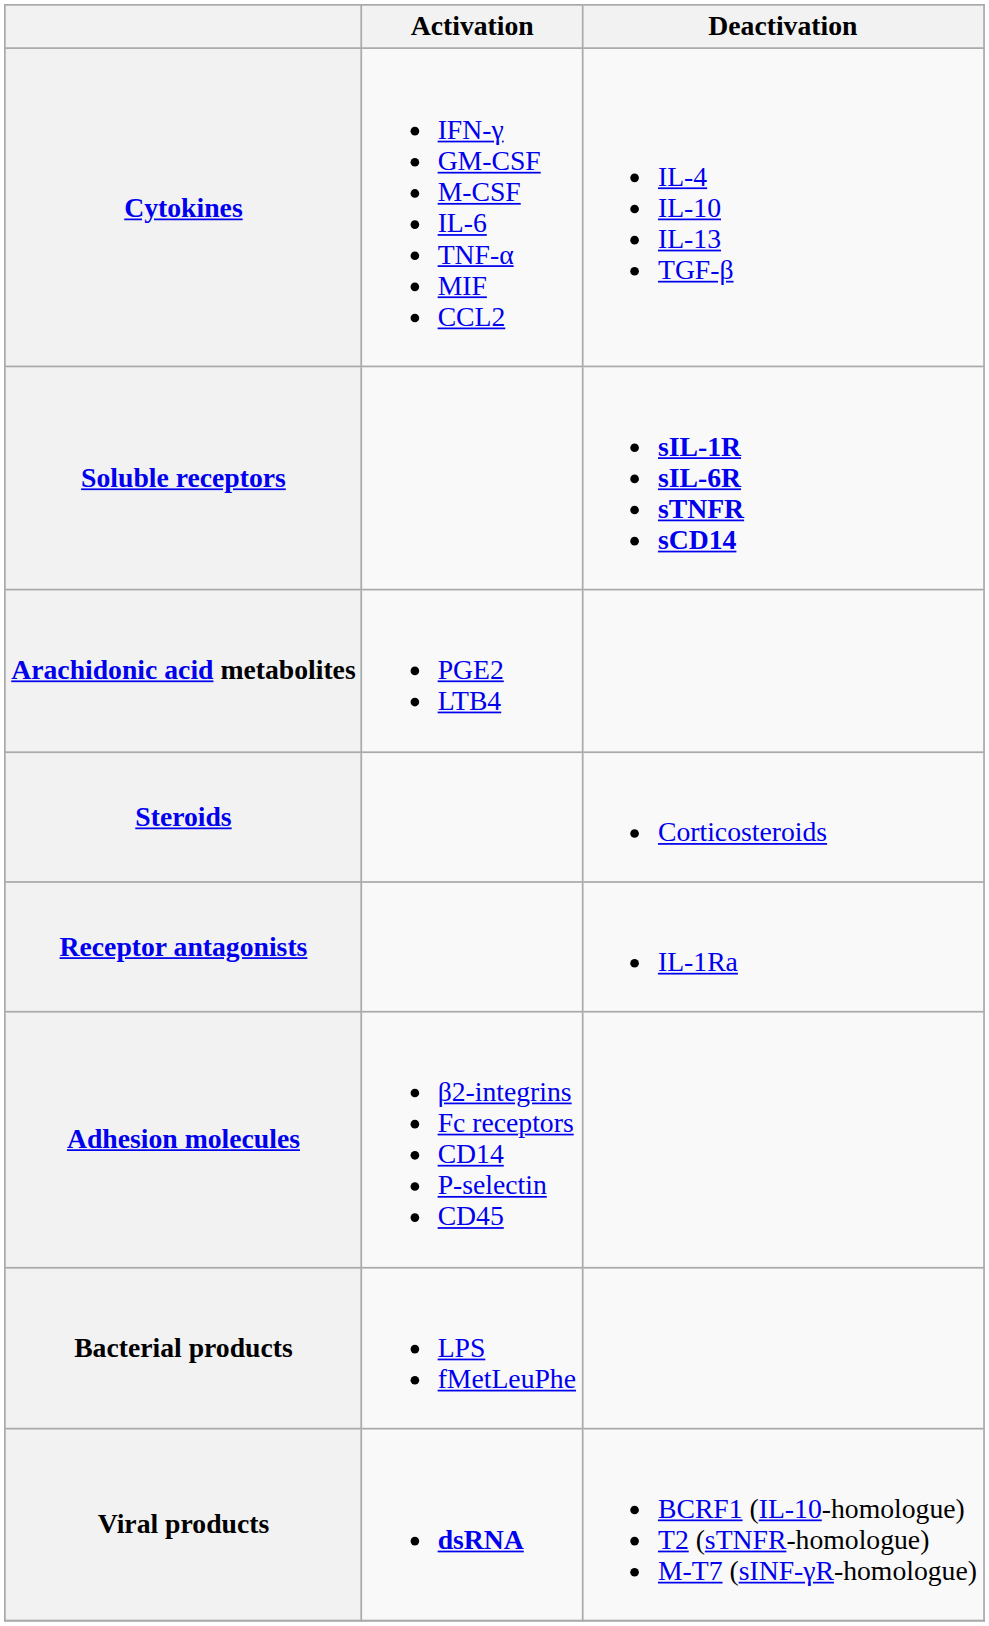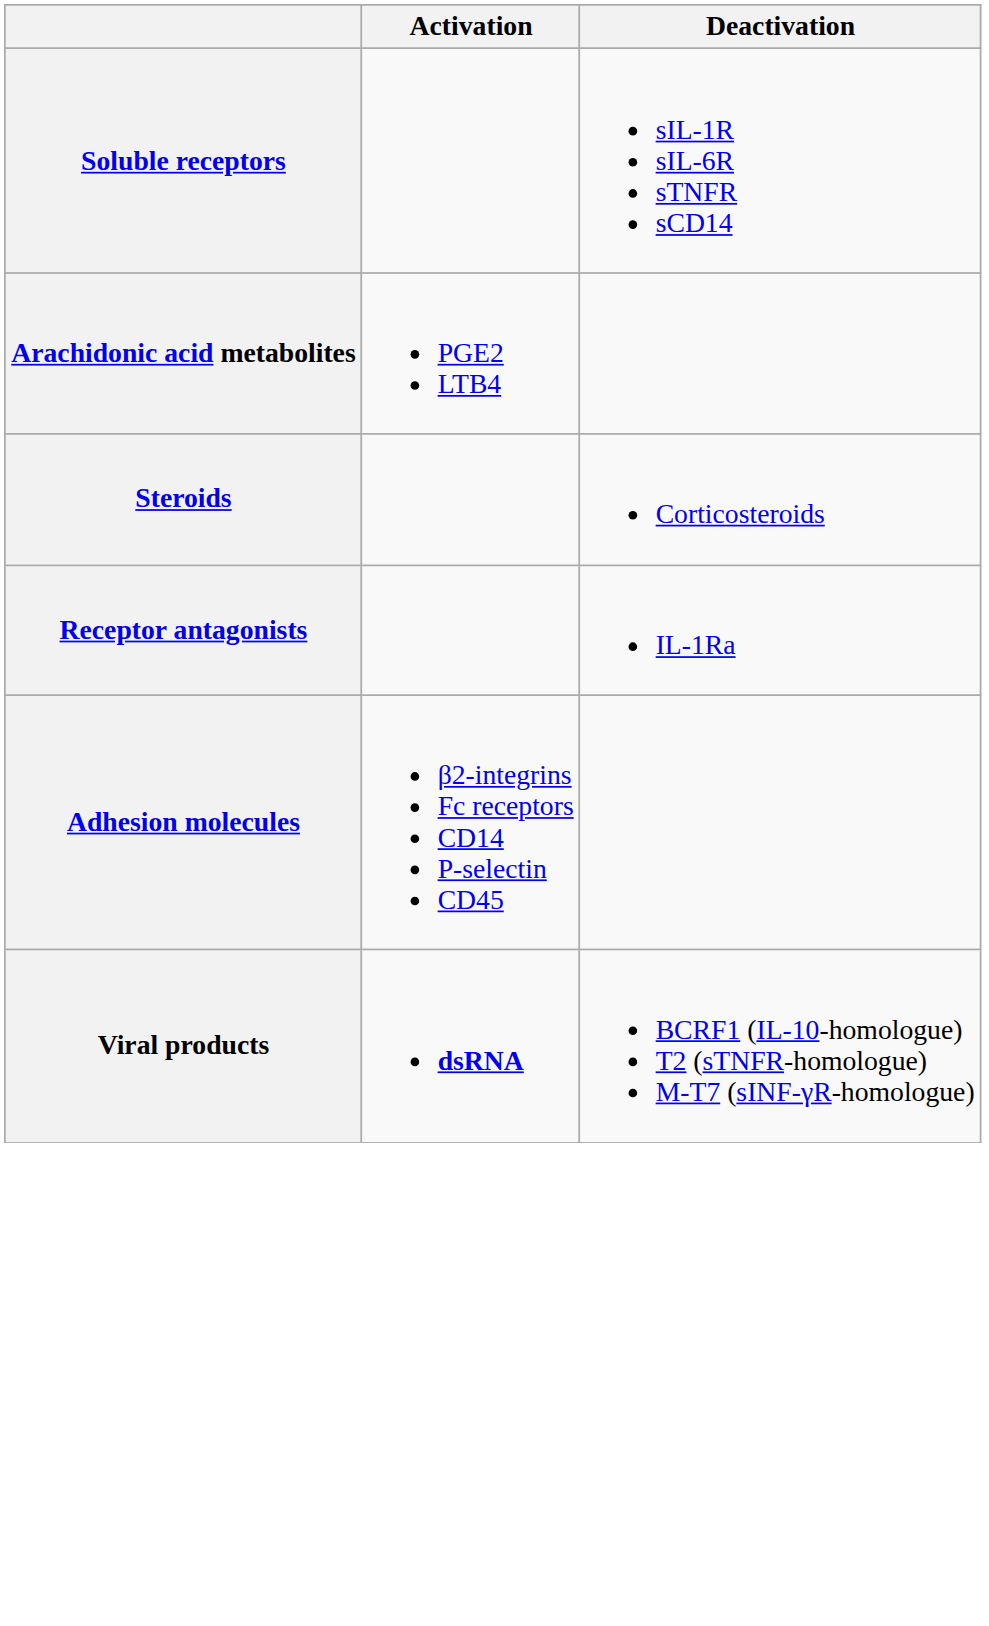- row: (183, 207)
(783, 493) bold -> (781, 176) normal
- row: (183, 1347)
